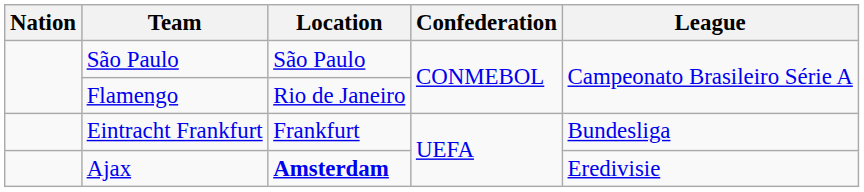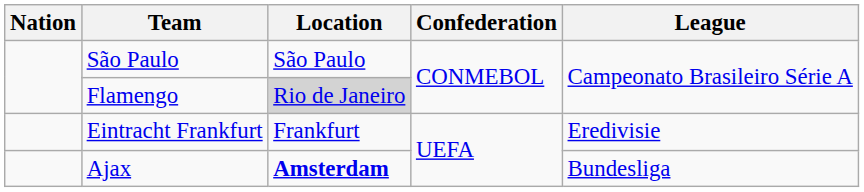(339, 95) no background -> (339, 95) lightgrey background
(619, 131) Bundesliga -> (614, 131) Eredivisie
(614, 167) Eredivisie -> (619, 167) Bundesliga
